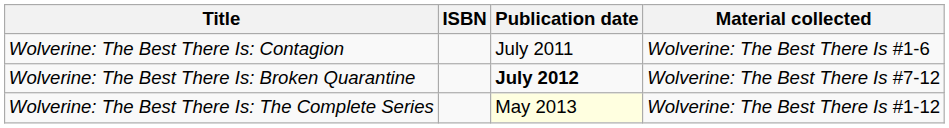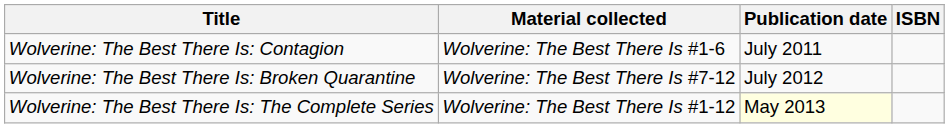columns swapped: (794, 19) <-> (465, 19)
(537, 78) bold -> (784, 78) normal
